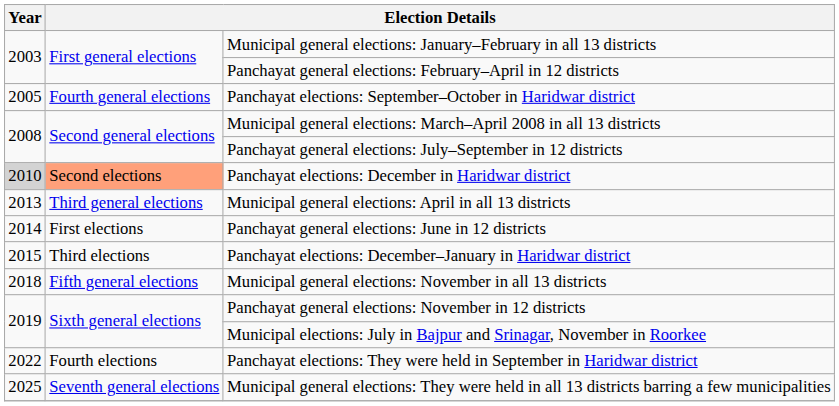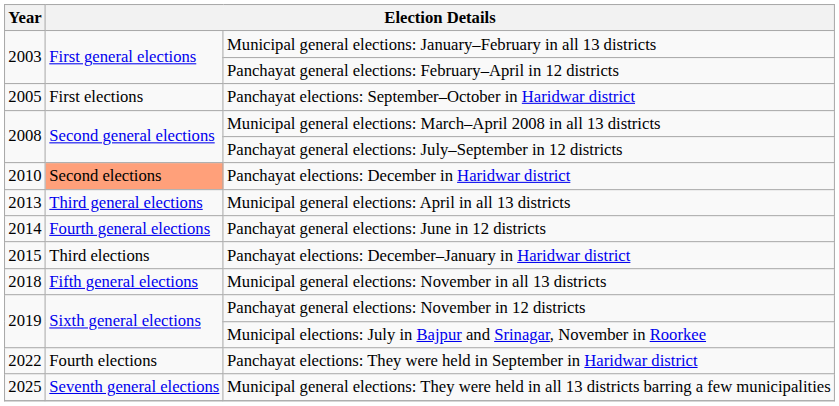(130, 96) Fourth general elections -> (96, 96) First elections
(25, 176) lightgrey background -> (25, 176) no background
(96, 228) First elections -> (130, 228) Fourth general elections
